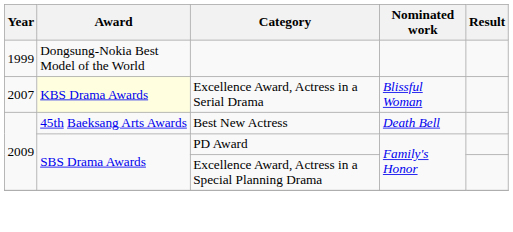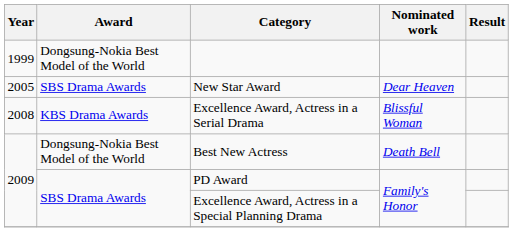+ row: (237, 87)
(21, 94) 2007 -> (21, 115) 2008
(94, 94) lightyellow background -> (94, 115) no background
(114, 123) 45th Baeksang Arts Awards -> (99, 151) Dongsung-Nokia Best Model of the World
